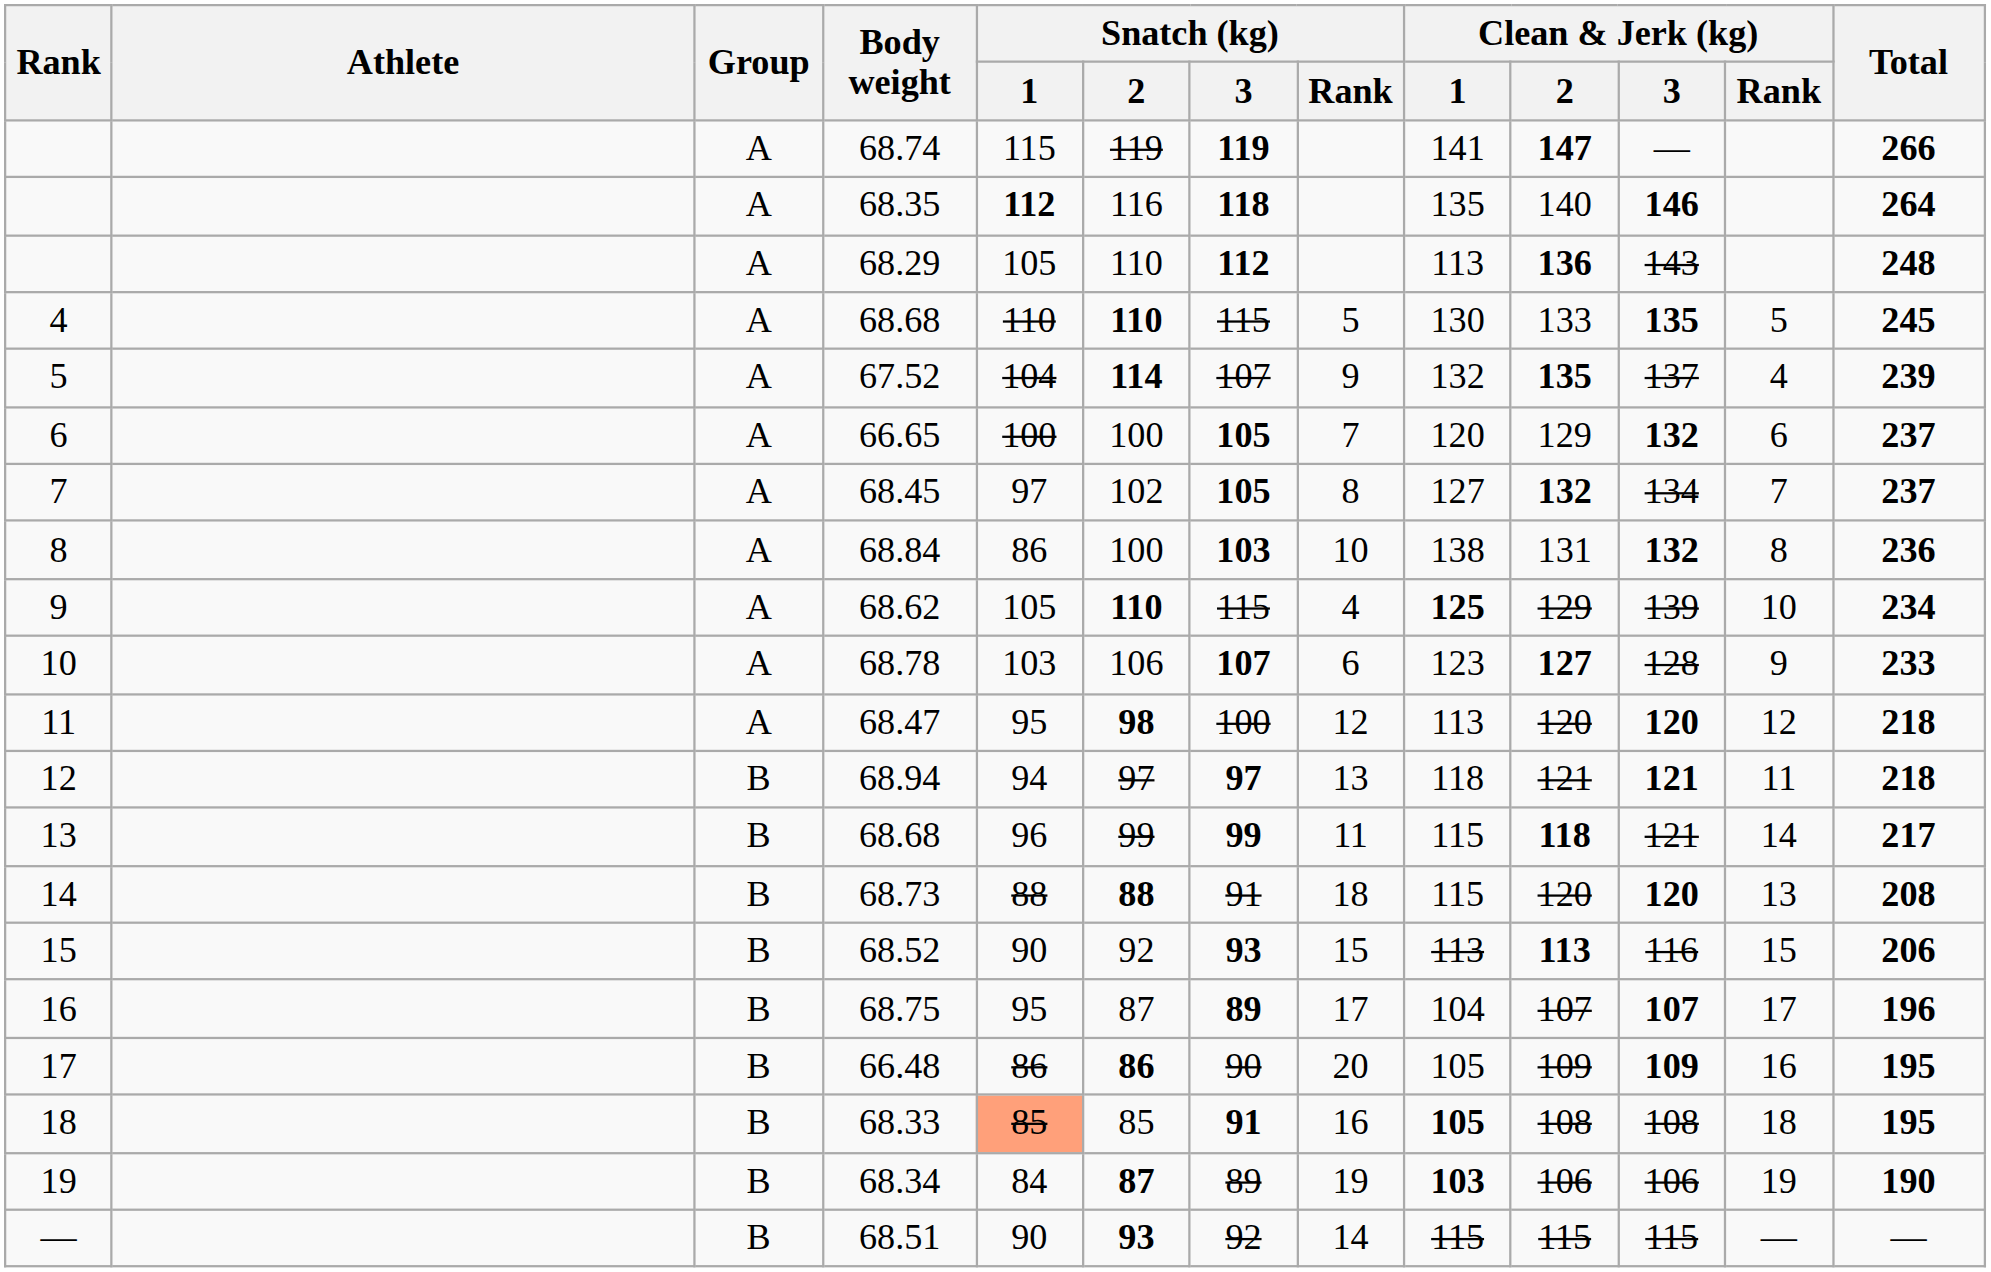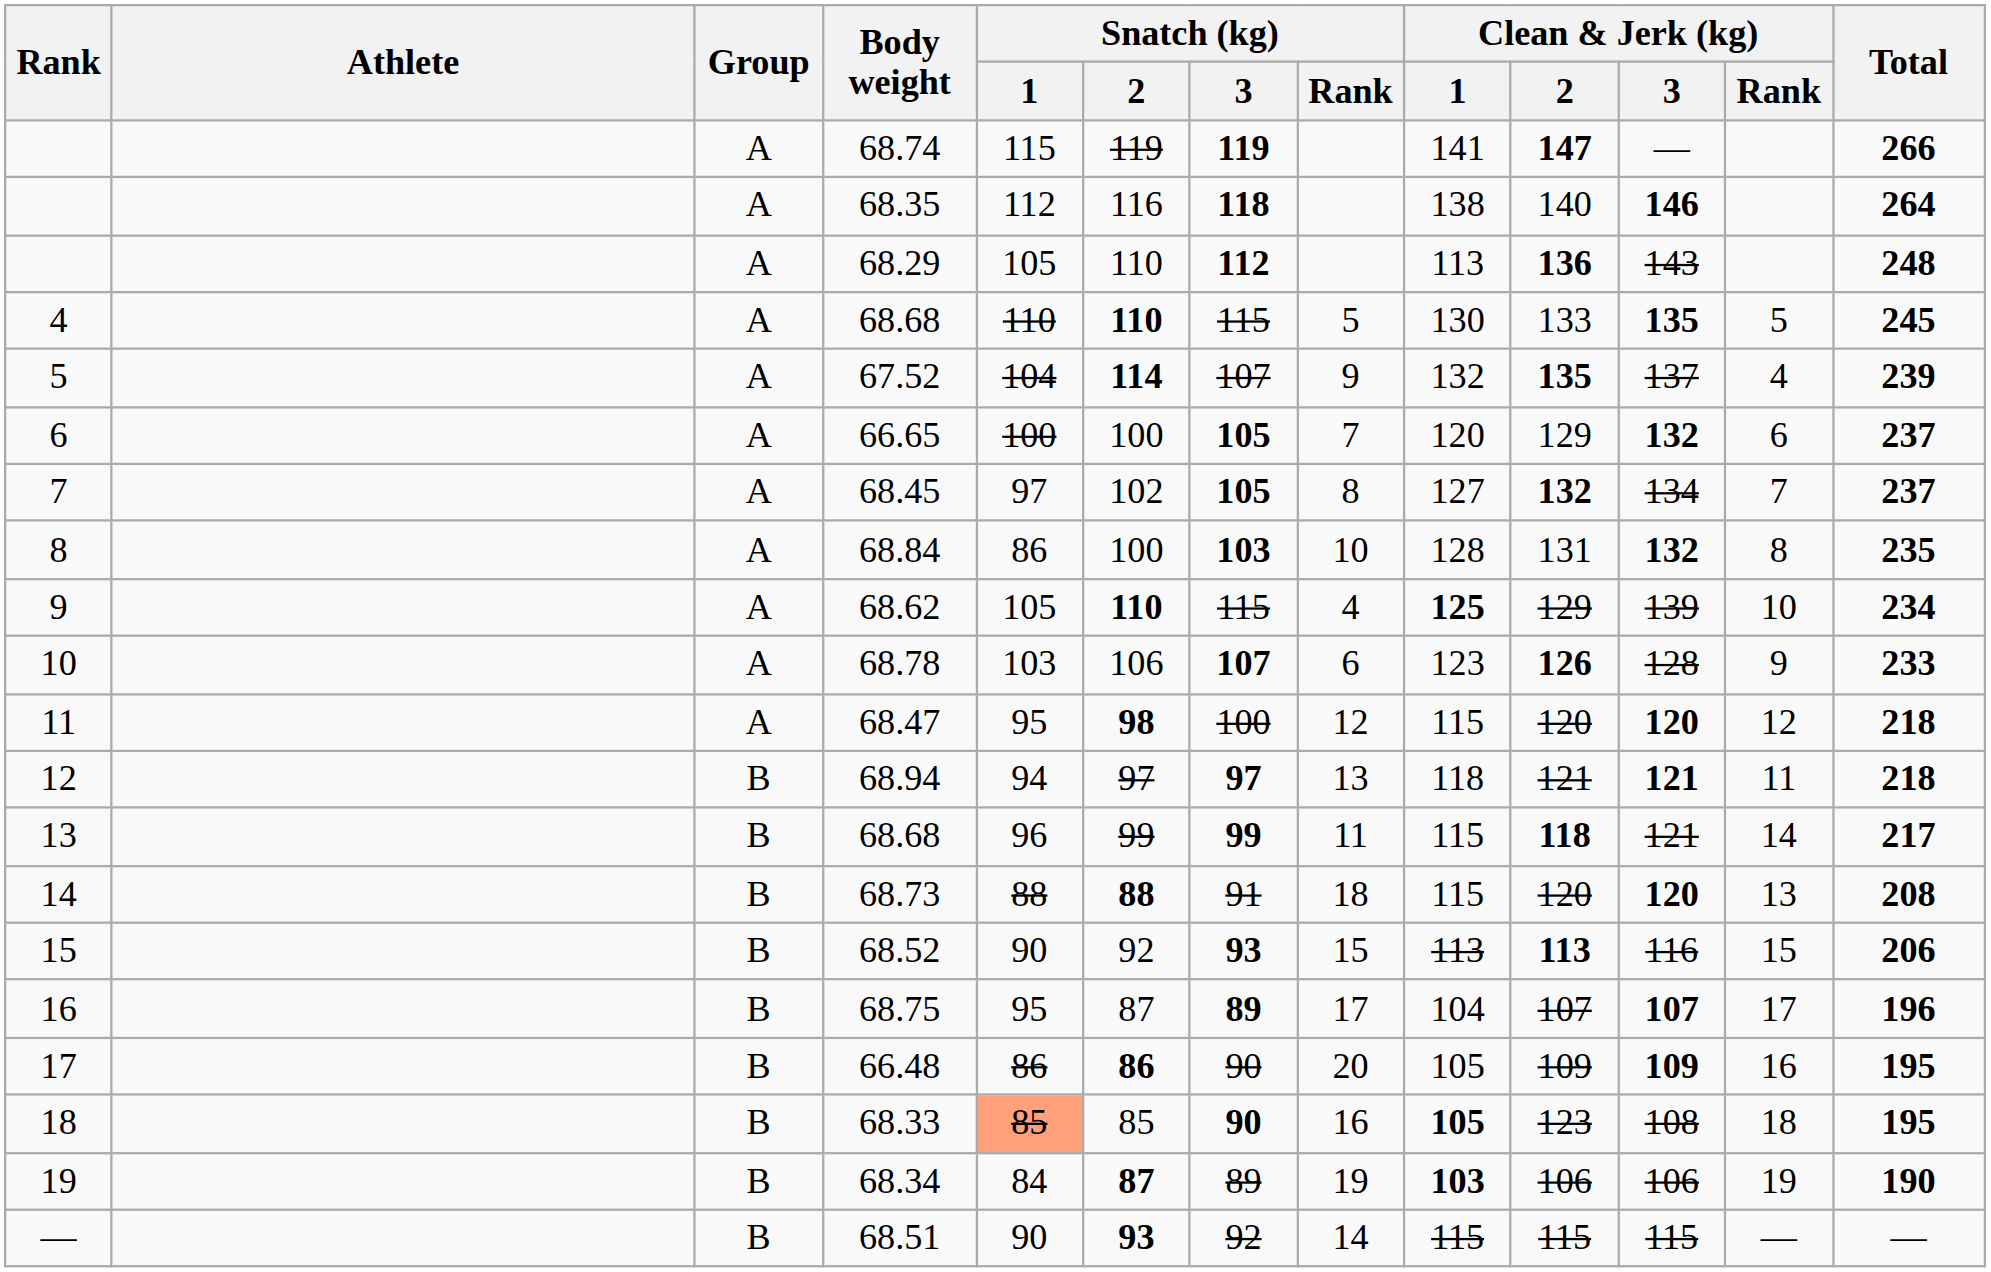(1029, 205) bold -> (1029, 205) normal
(1458, 205) 135 -> (1458, 205) 138
(1458, 549) 138 -> (1458, 549) 128
(1908, 549) 236 -> (1908, 549) 235
(1565, 663) 127 -> (1565, 663) 126
(1458, 721) 113 -> (1458, 721) 115
(1243, 1122) 91 -> (1243, 1122) 90
(1565, 1122) 108 -> (1565, 1122) 123
